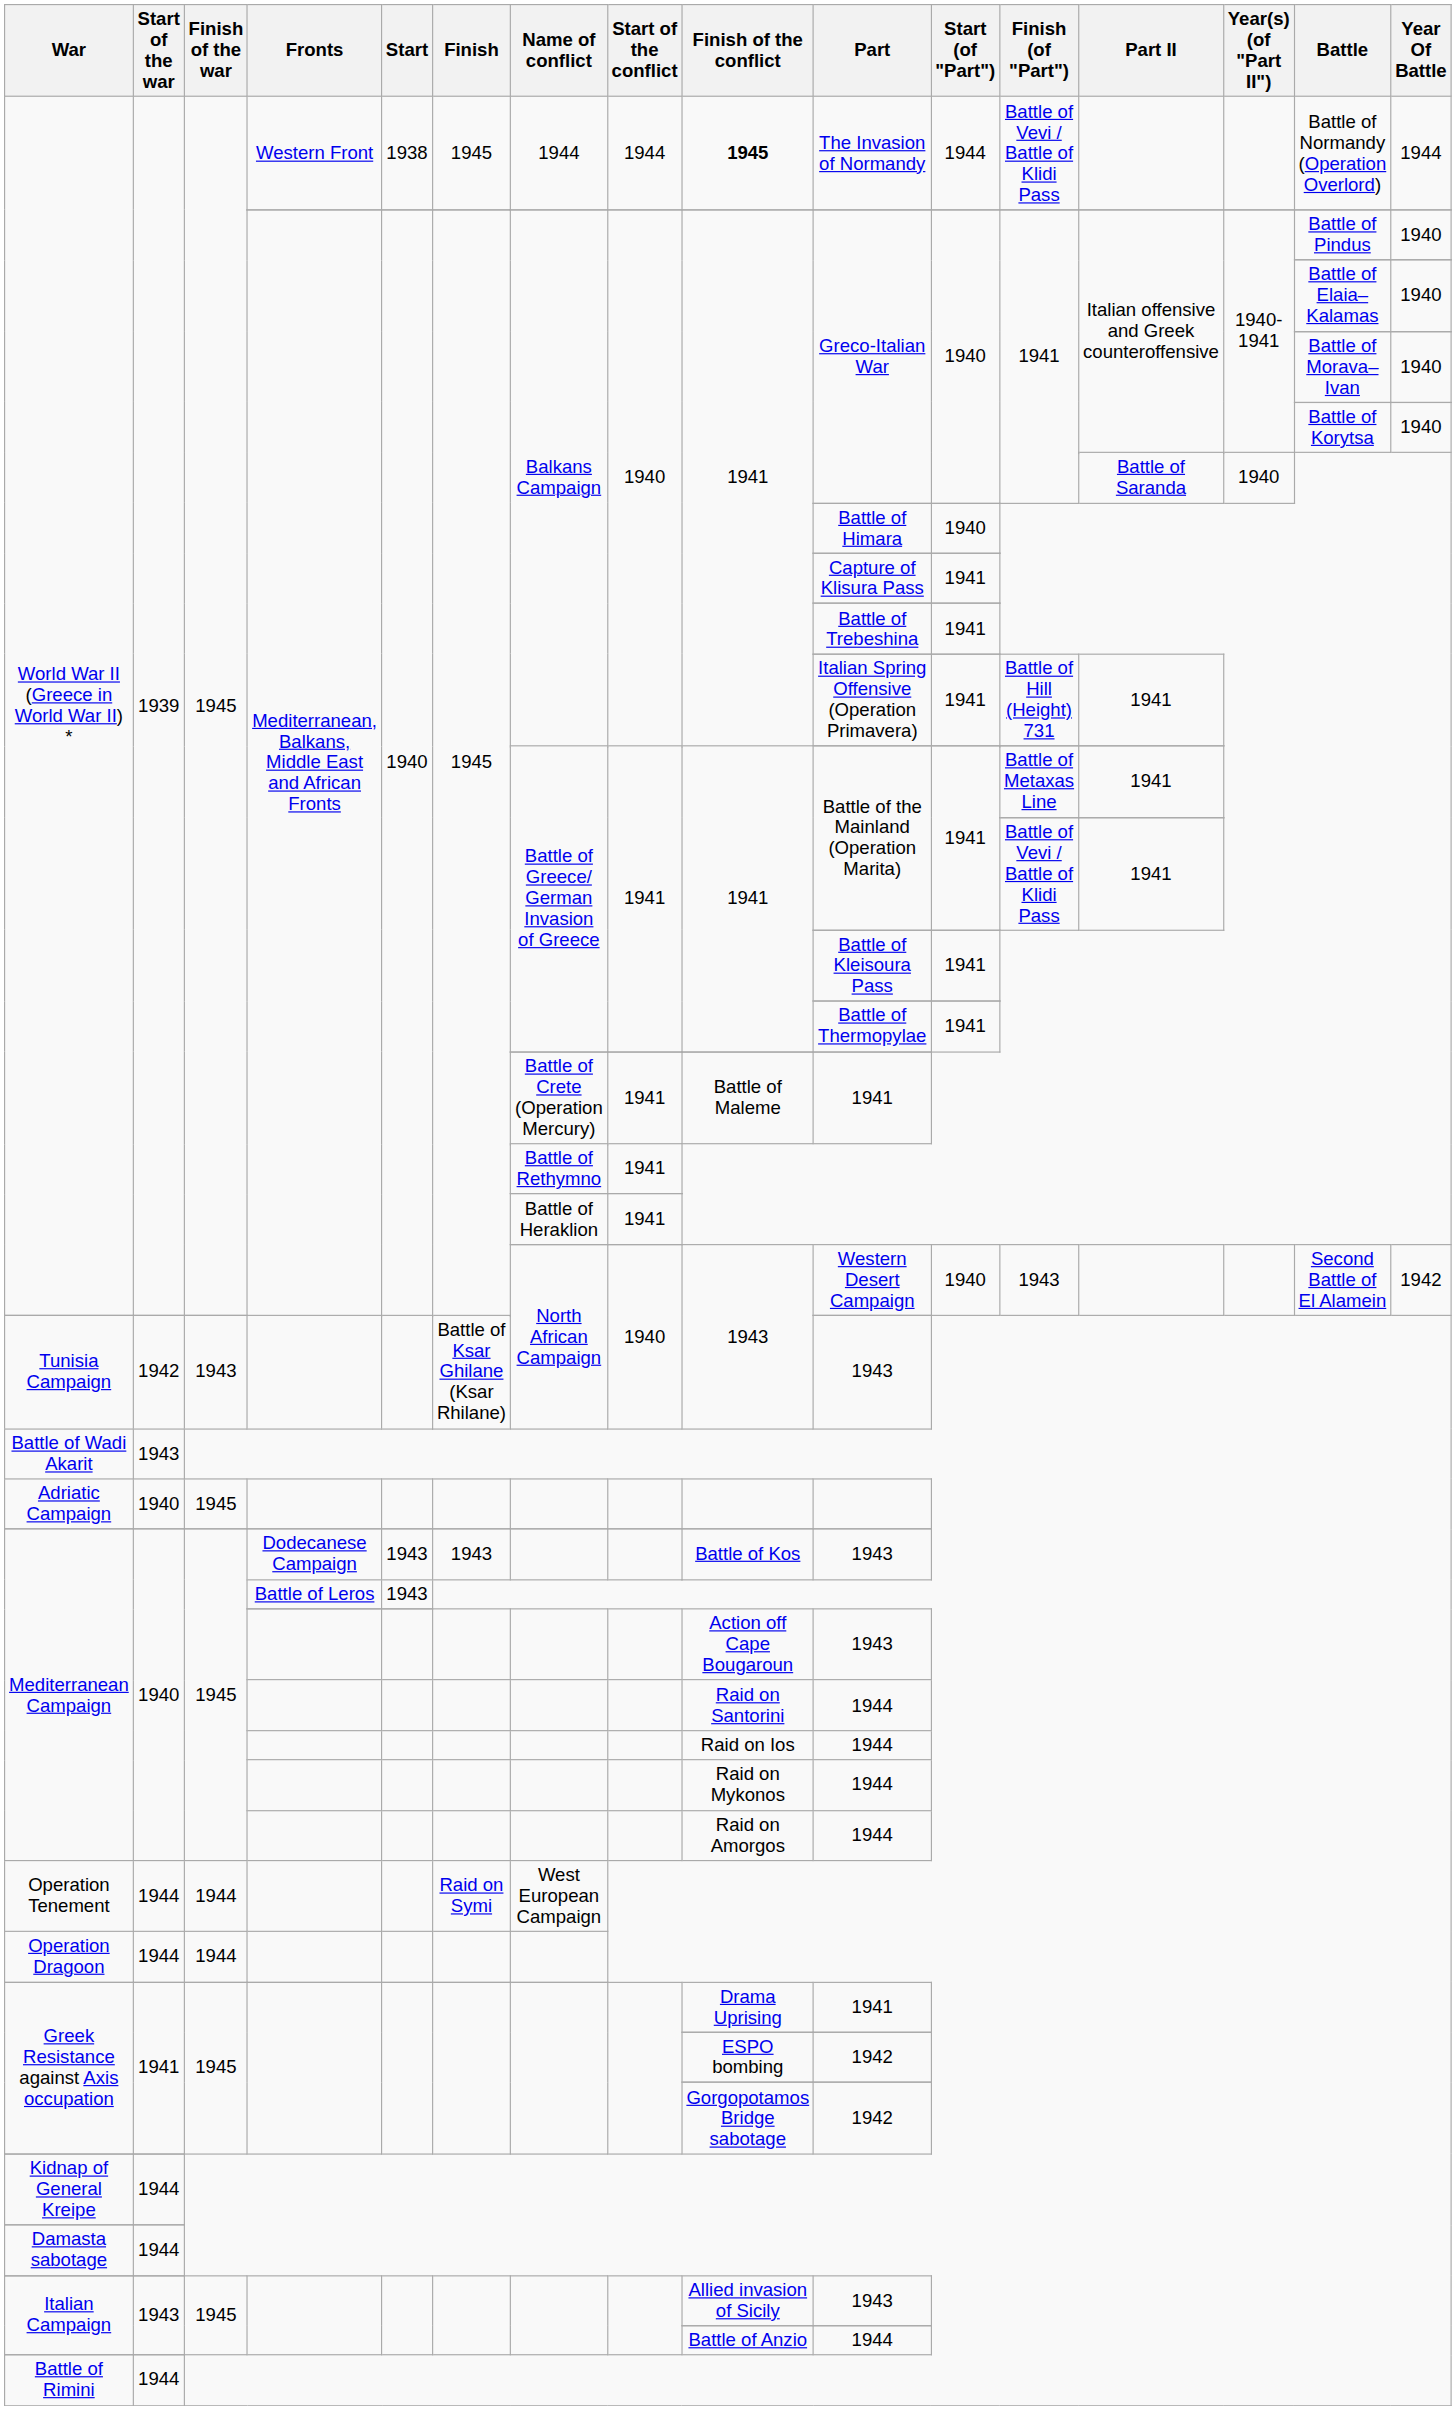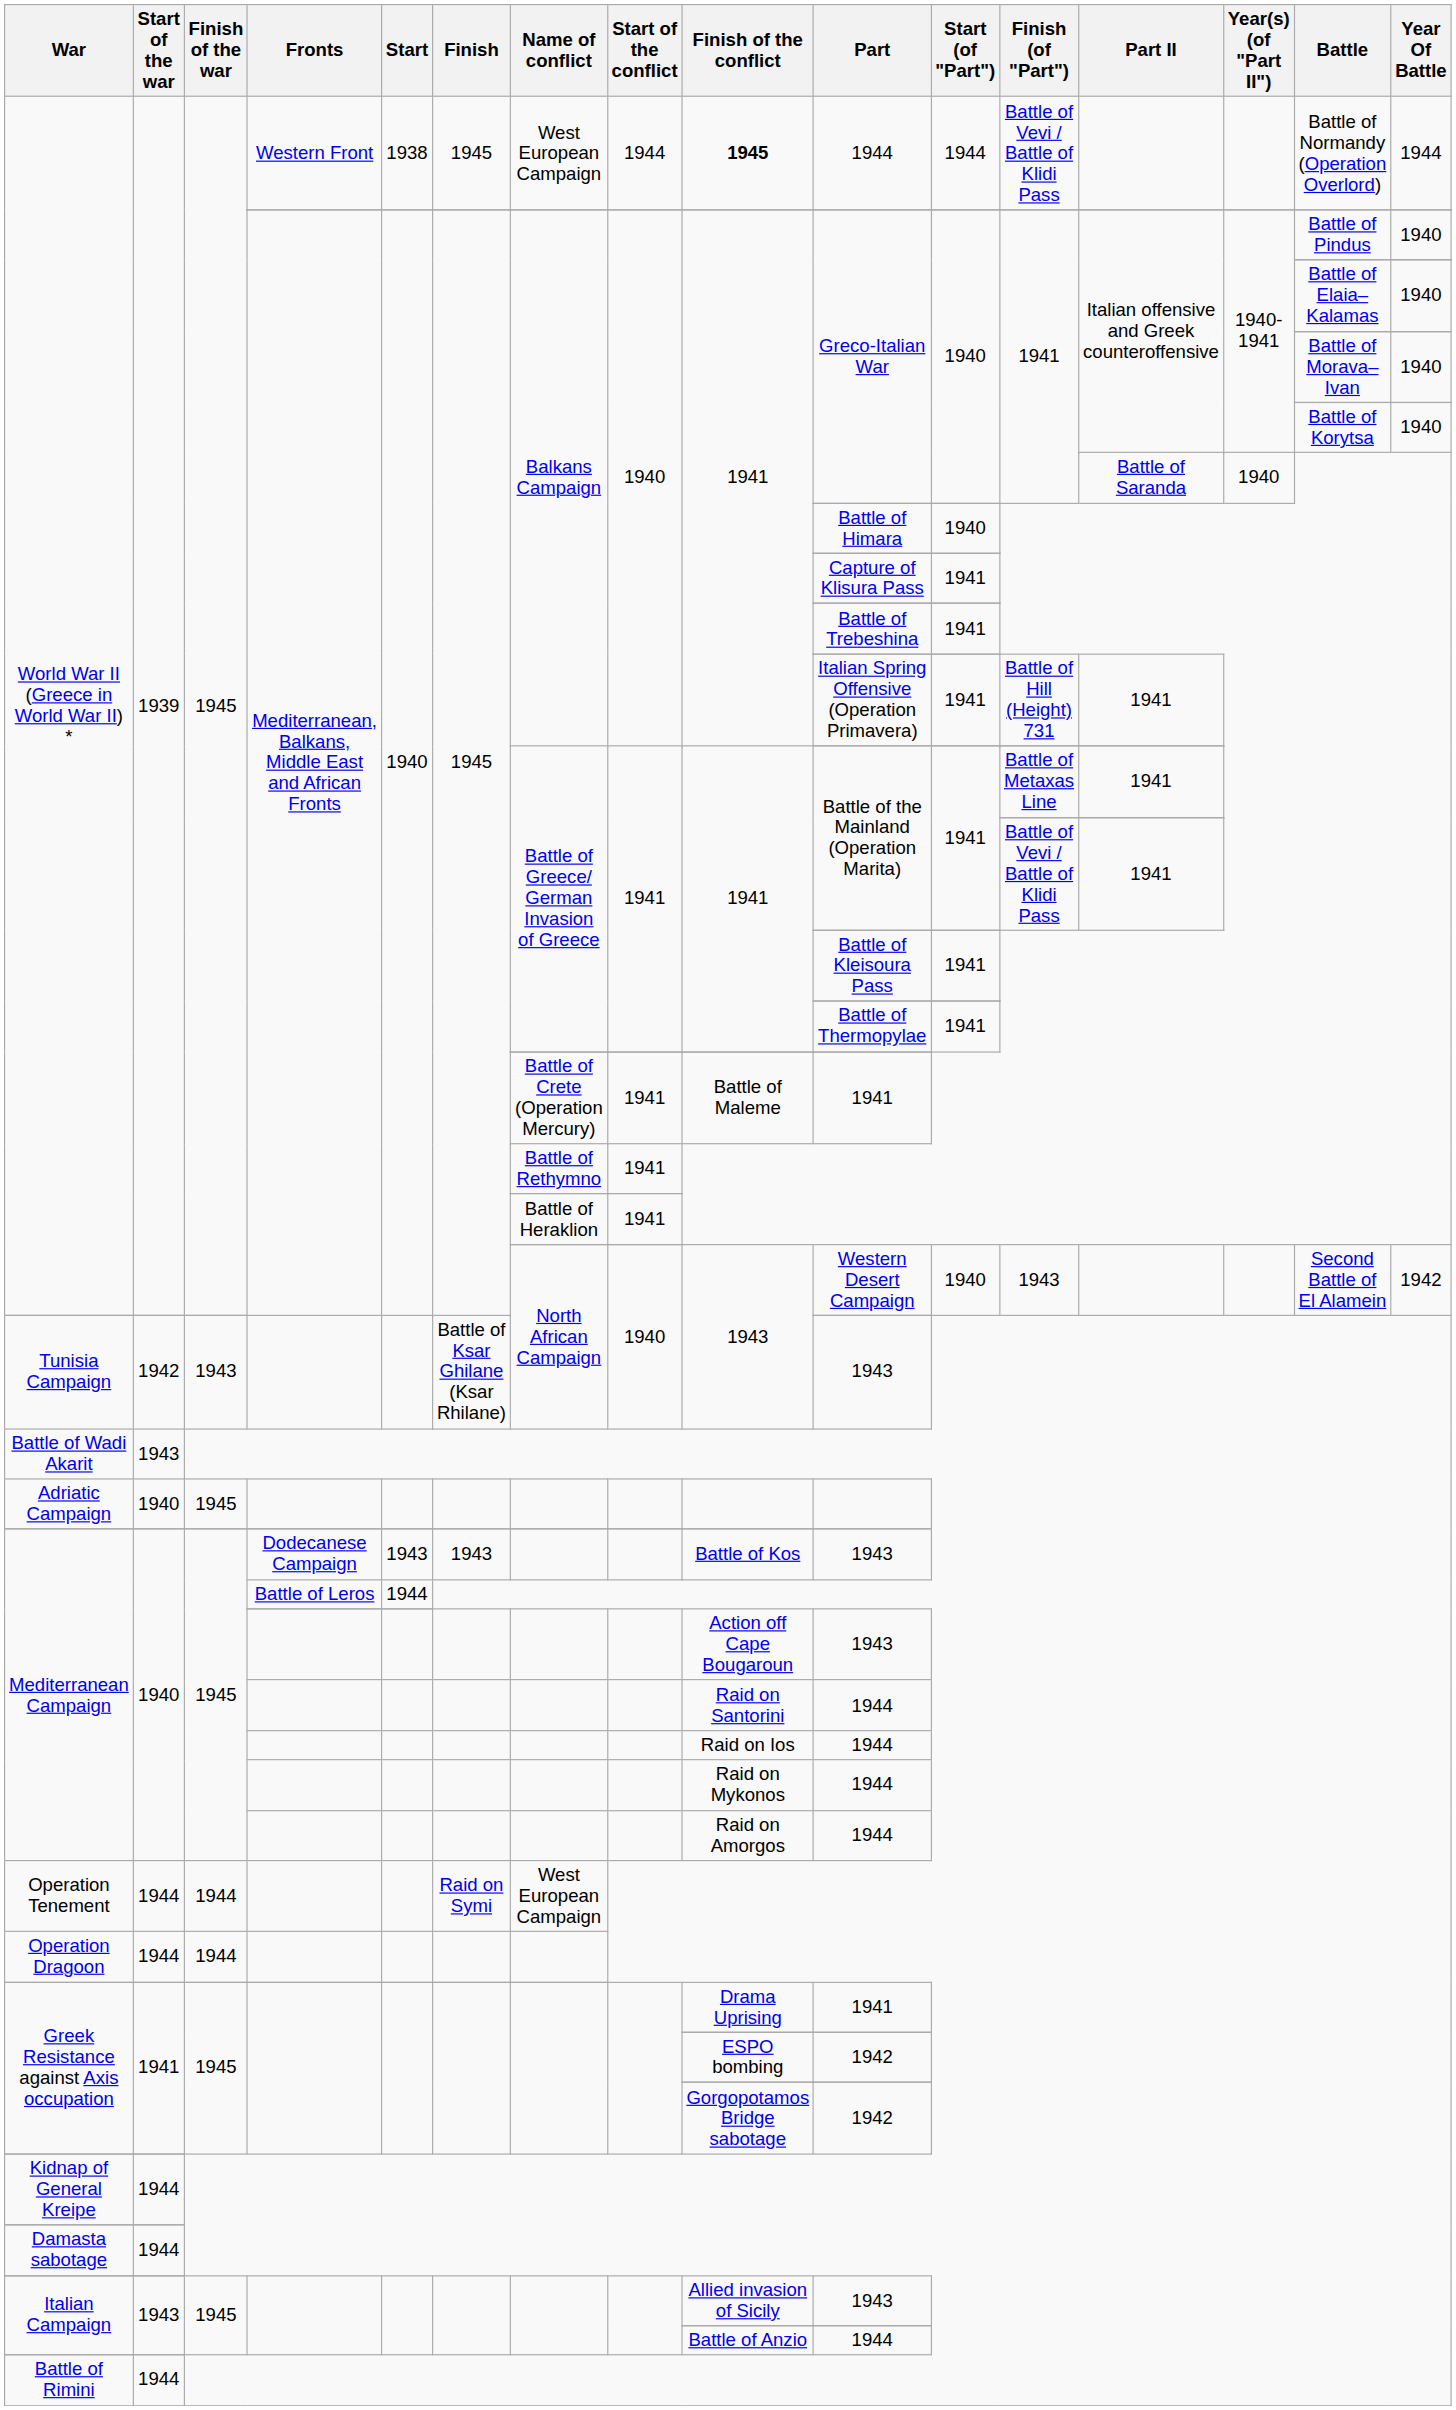(559, 153) 1944 -> (559, 153) West European Campaign
(872, 153) The Invasion of Normandy -> (872, 153) 1944
(407, 1594) 1943 -> (407, 1594) 1944
